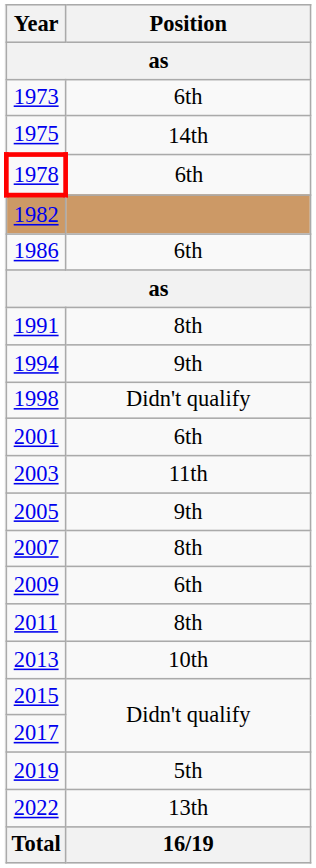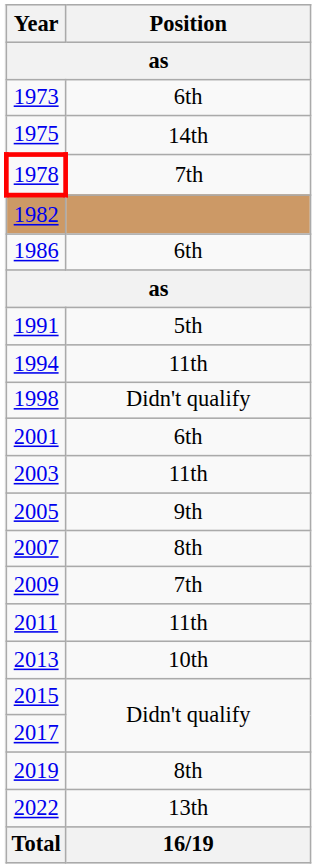(189, 174) 6th -> (189, 174) 7th
(188, 326) 8th -> (188, 326) 5th
(188, 363) 9th -> (188, 363) 11th
(188, 585) 6th -> (188, 585) 7th
(188, 622) 8th -> (188, 622) 11th
(188, 770) 5th -> (188, 770) 8th
